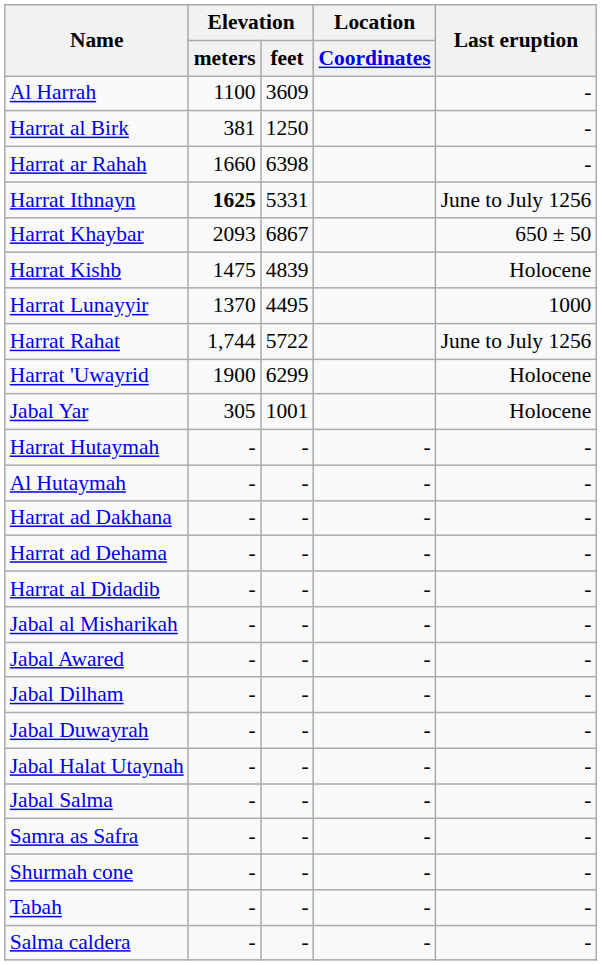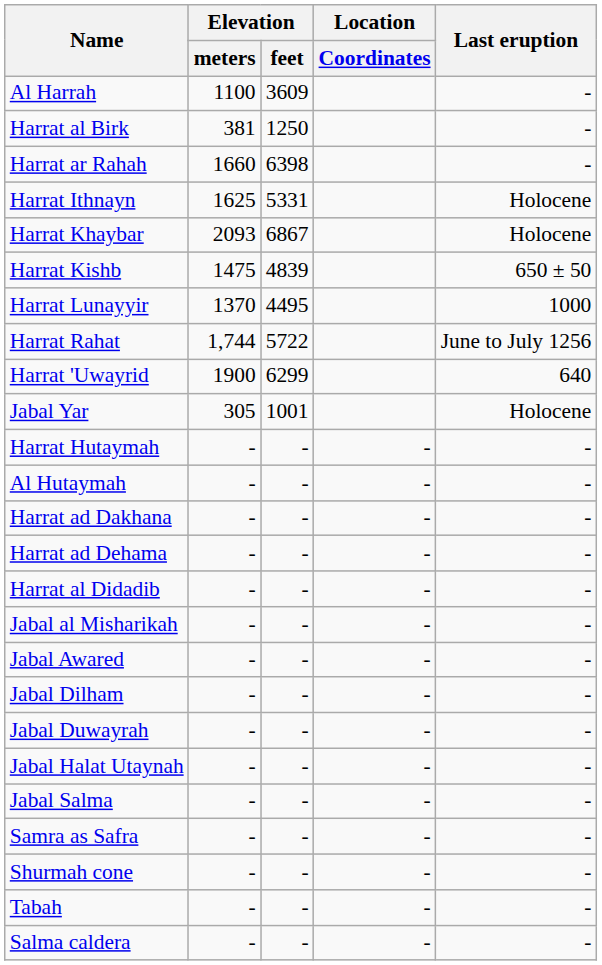(234, 199) bold -> (234, 199) normal
(516, 199) June to July 1256 -> (550, 199) Holocene
(553, 234) 650 ± 50 -> (550, 234) Holocene
(550, 270) Holocene -> (553, 270) 650 ± 50
(550, 376) Holocene -> (575, 376) 640
